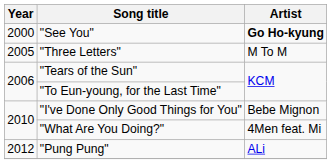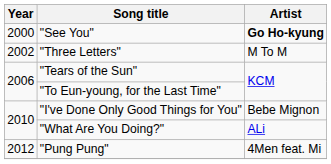(21, 52) 2005 -> (21, 52) 2002
(284, 129) 4Men feat. Mi -> (256, 129) ALi
(256, 149) ALi -> (284, 149) 4Men feat. Mi
